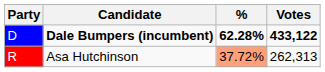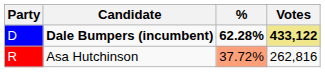(294, 35) no background -> (294, 35) khaki background
(294, 56) 262,313 -> (294, 56) 262,816
